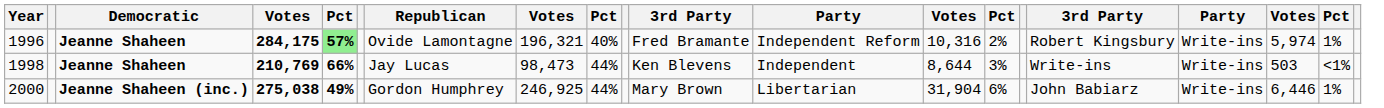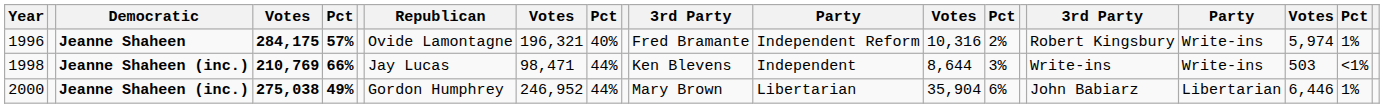(340, 41) lightgreen background -> (340, 41) no background
(122, 66) Jeanne Shaheen -> (154, 66) Jeanne Shaheen (inc.)
(547, 66) 98,473 -> (547, 66) 98,471
(552, 91) 246,925 -> (552, 91) 246,952
(954, 91) 31,904 -> (954, 91) 35,904
(1223, 91) Write-ins -> (1232, 91) Libertarian
